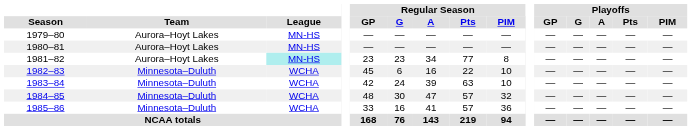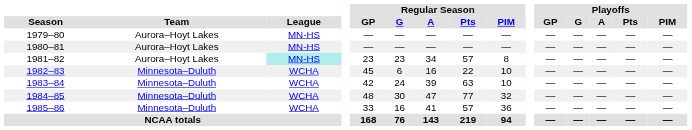(468, 59) 77 -> (468, 59) 57
(468, 95) 57 -> (468, 95) 77
